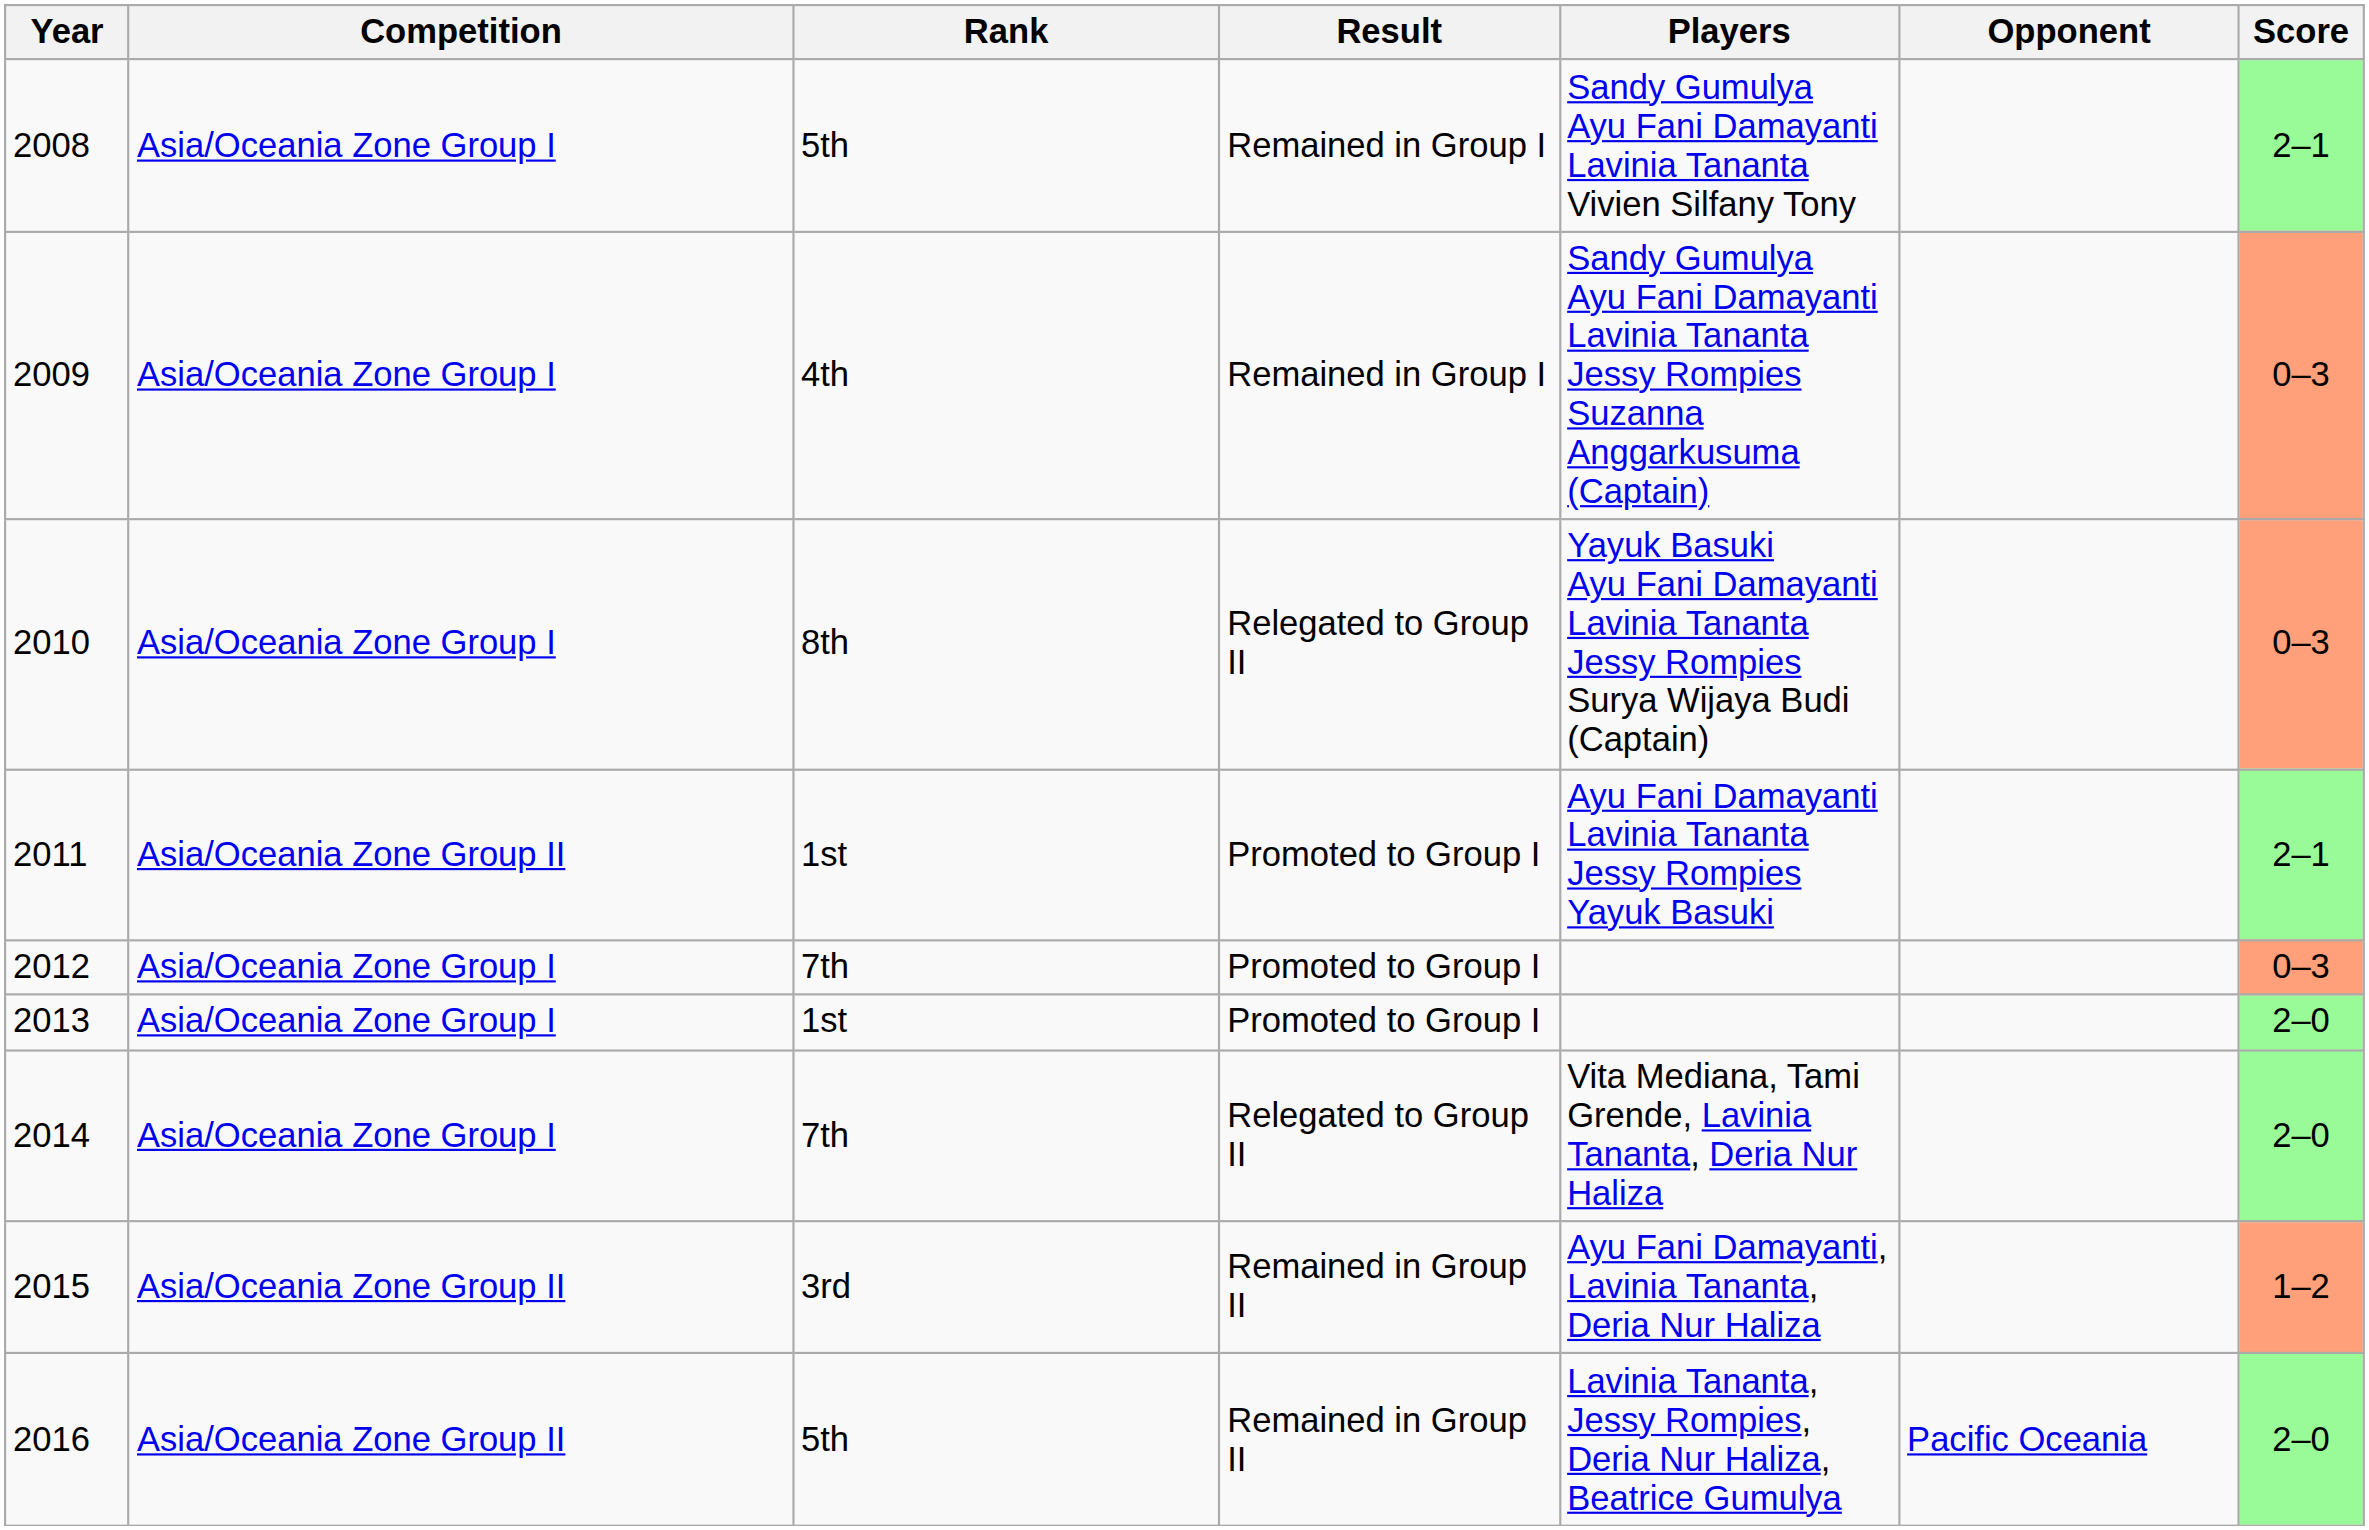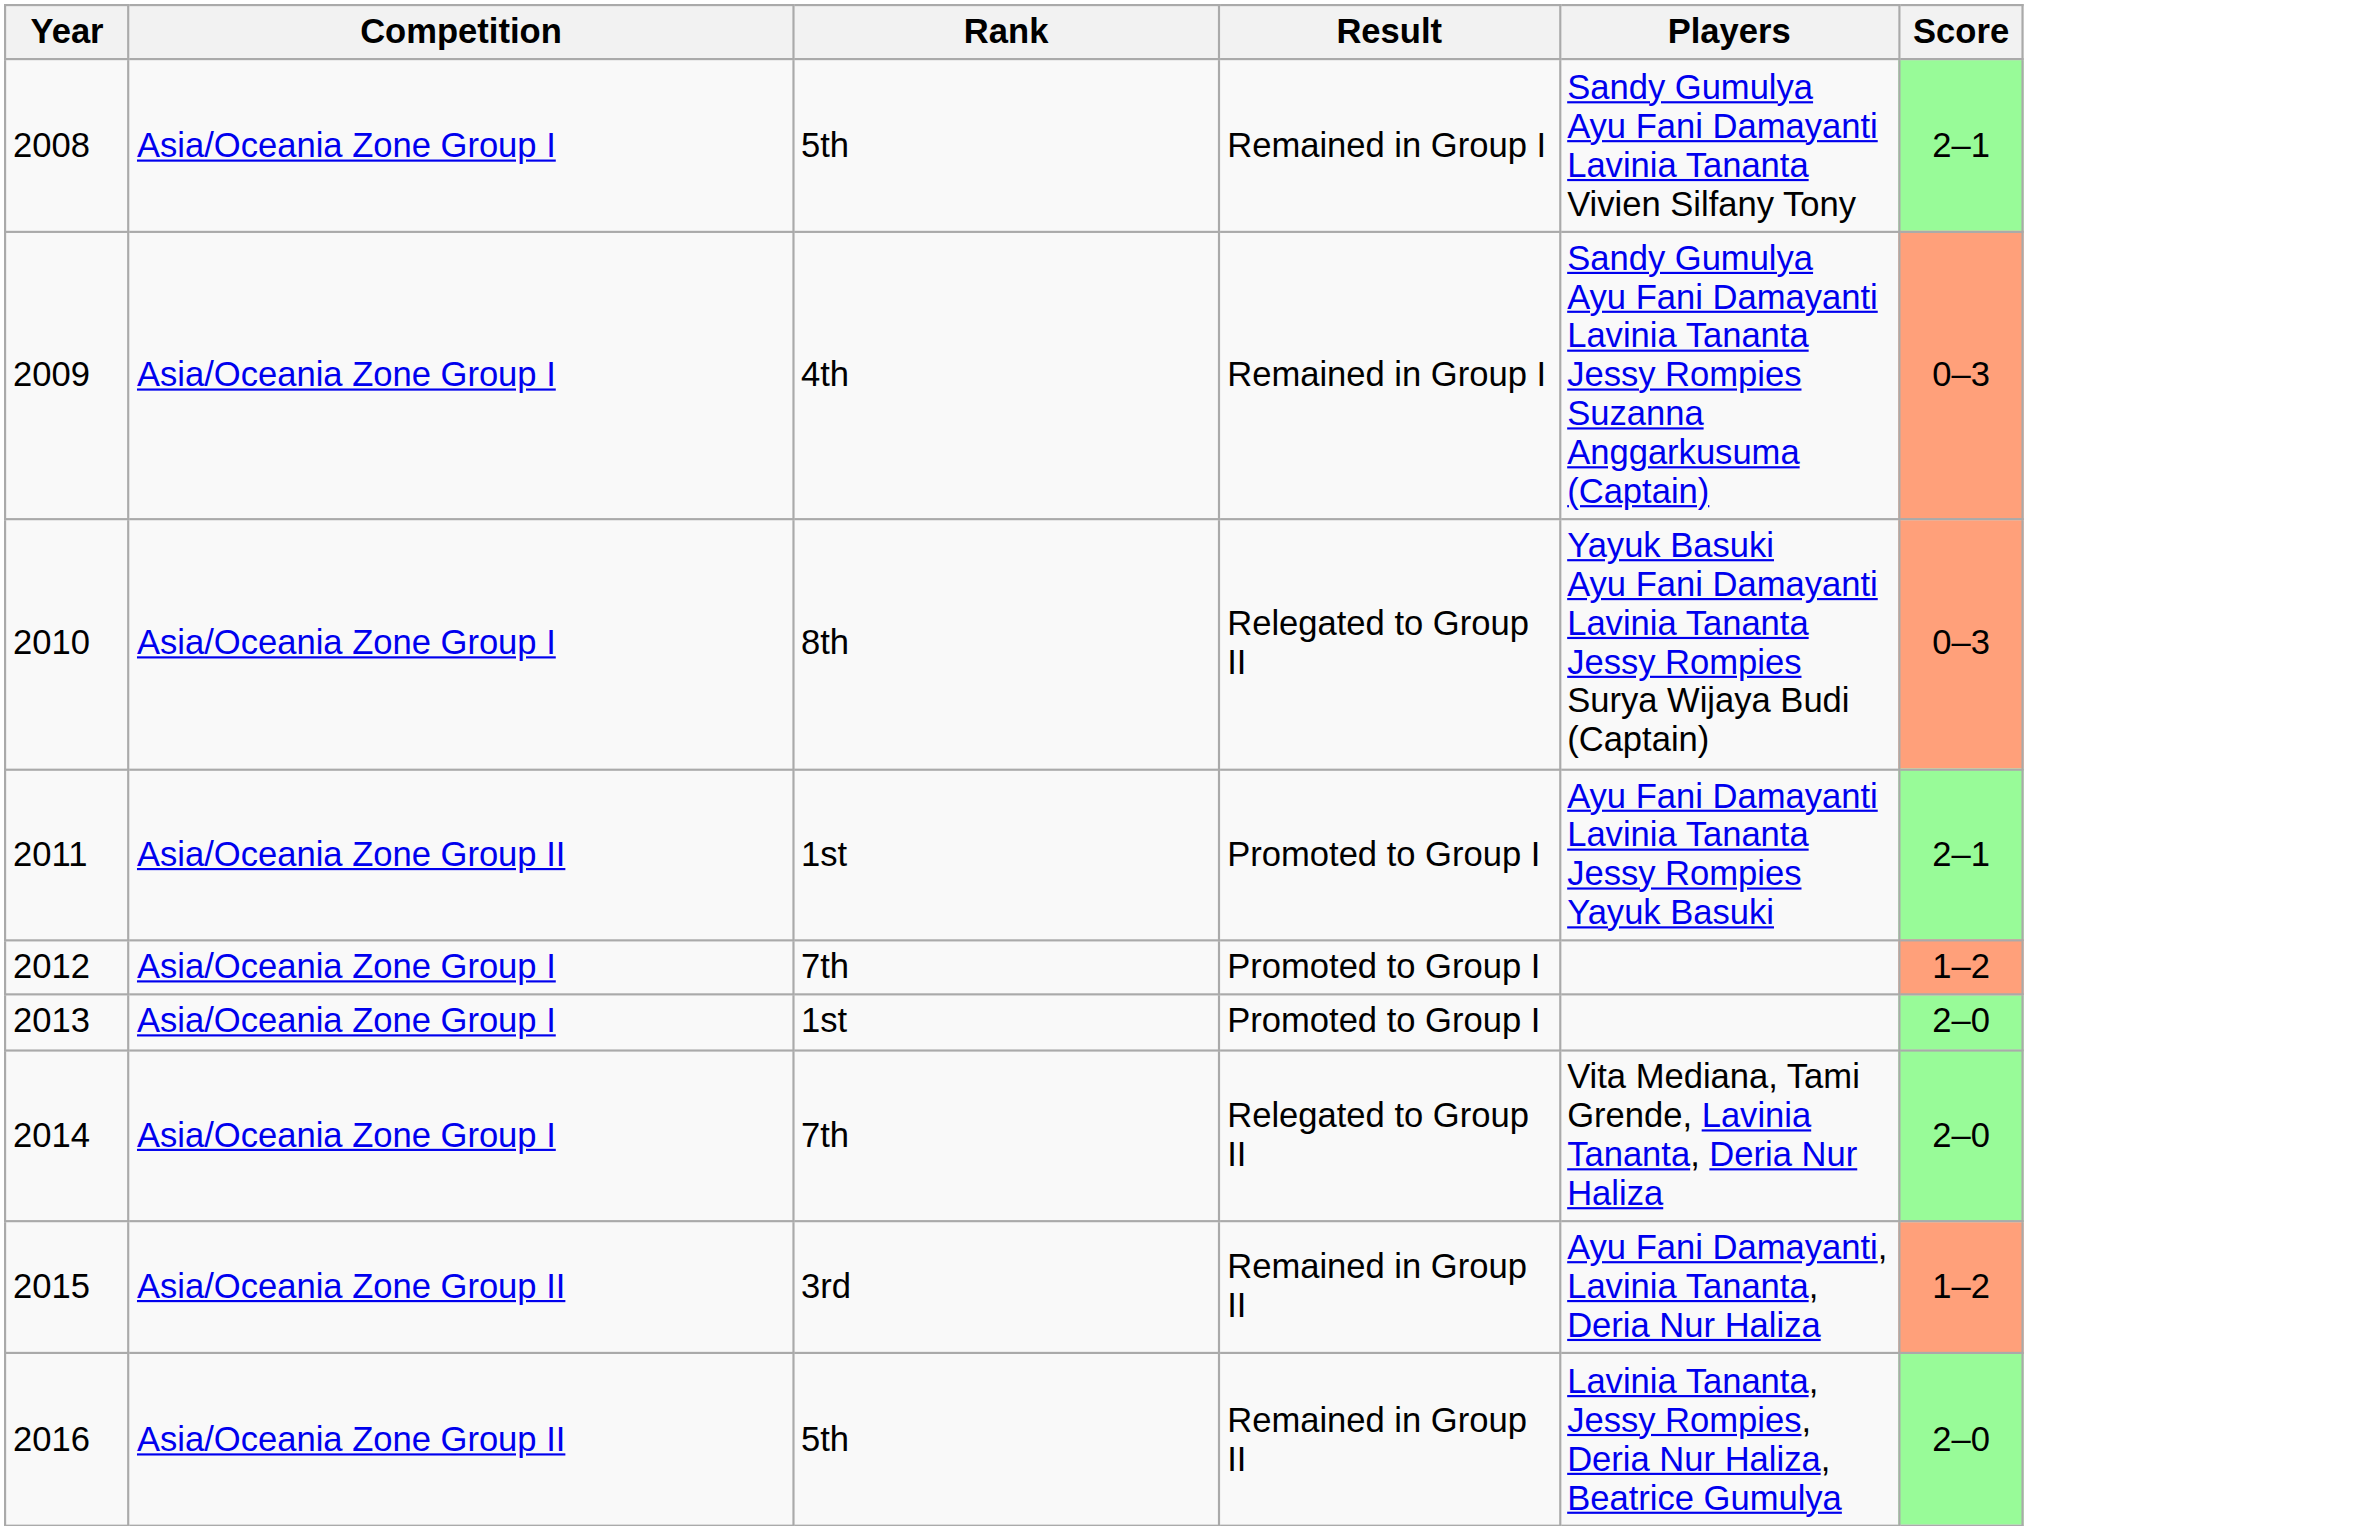- column: (2069, 31)
(2301, 966) 0–3 -> (1961, 966) 1–2
